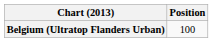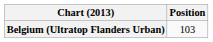(187, 29) 100 -> (187, 29) 103
